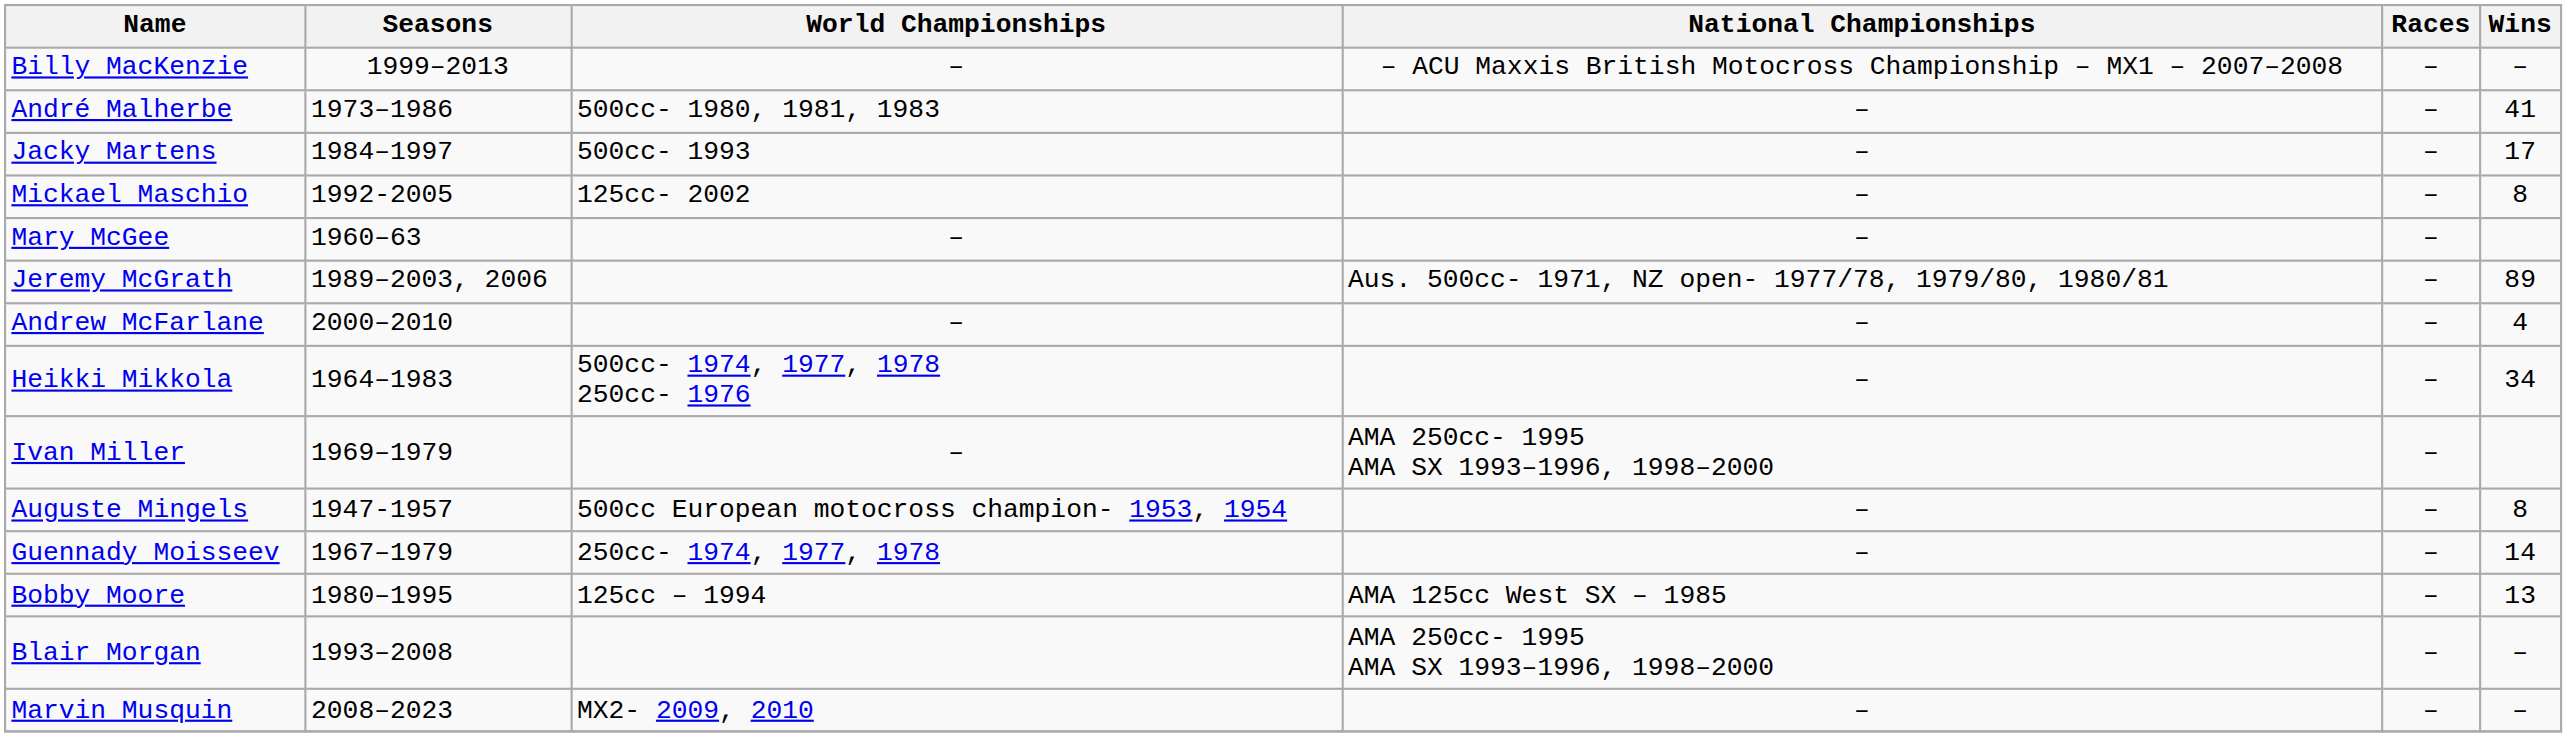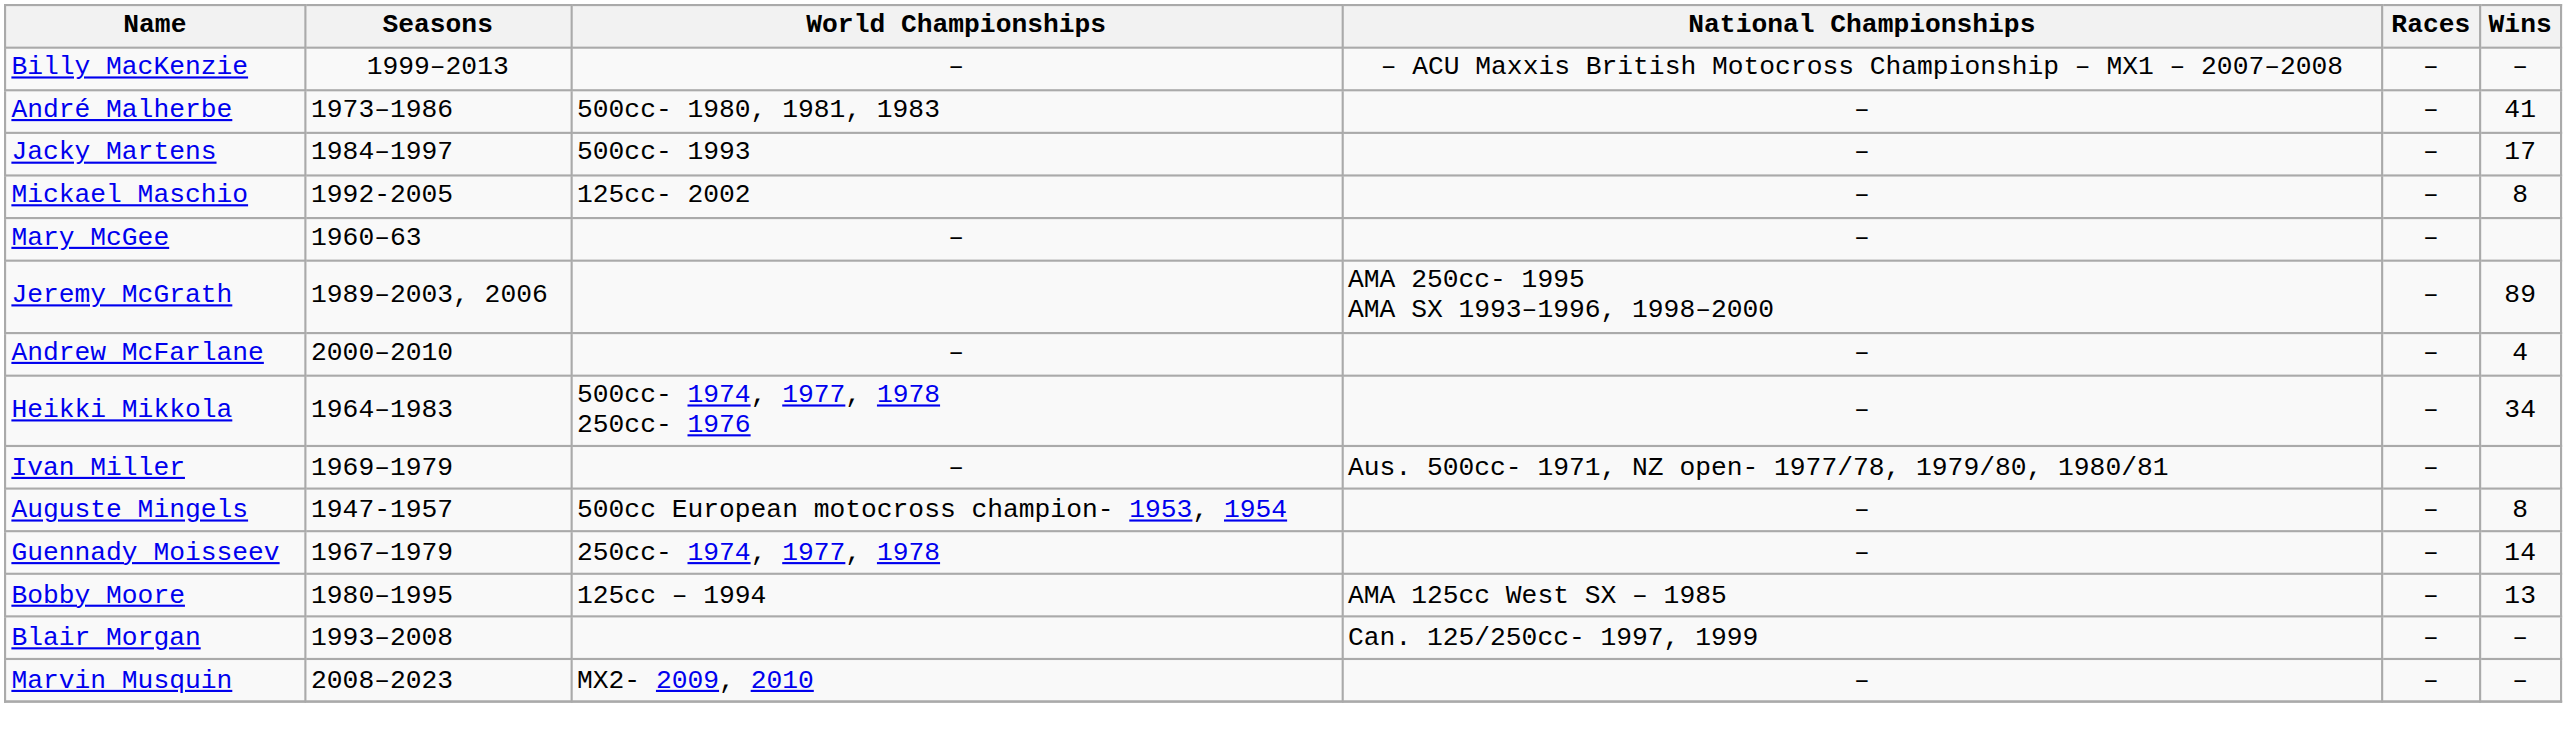(1758, 281) Aus. 500cc- 1971, NZ open- 1977/78, 1979/80, 1980/81 -> (1561, 296) AMA 250cc- 1995 AMA SX 1993–1996, 1998–2000
(1561, 454) AMA 250cc- 1995 AMA SX 1993–1996, 1998–2000 -> (1758, 468) Aus. 500cc- 1971, NZ open- 1977/78, 1979/80, 1980/81
(1561, 653) AMA 250cc- 1995 AMA SX 1993–1996, 1998–2000 -> (1553, 638) Can. 125/250cc- 1997, 1999
